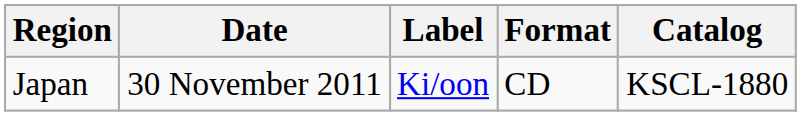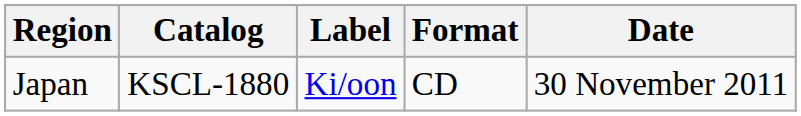columns swapped: (255, 30) <-> (707, 30)
